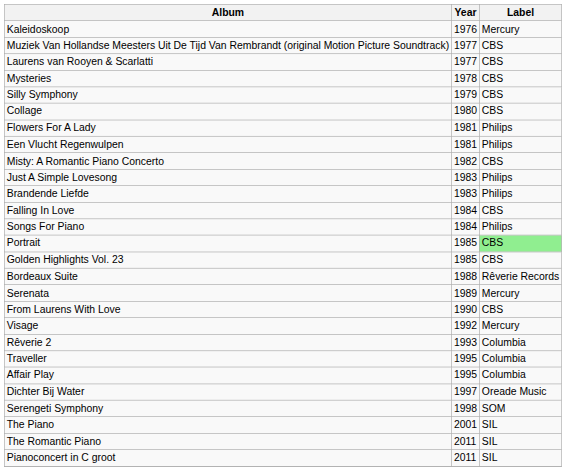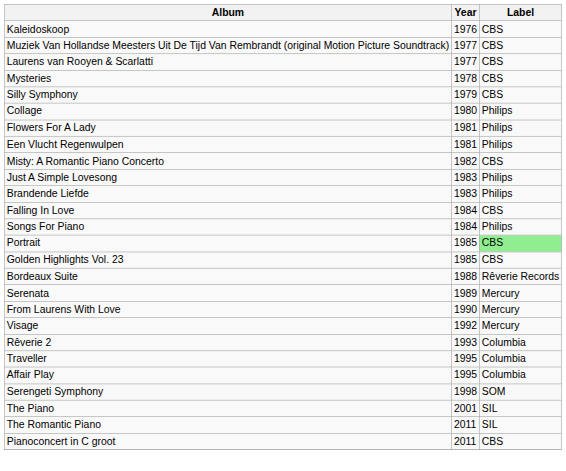(501, 29) Mercury -> (493, 29) CBS
(493, 111) CBS -> (497, 111) Philips
(493, 309) CBS -> (501, 309) Mercury
- row: (46, 392)
(490, 458) SIL -> (493, 441) CBS
